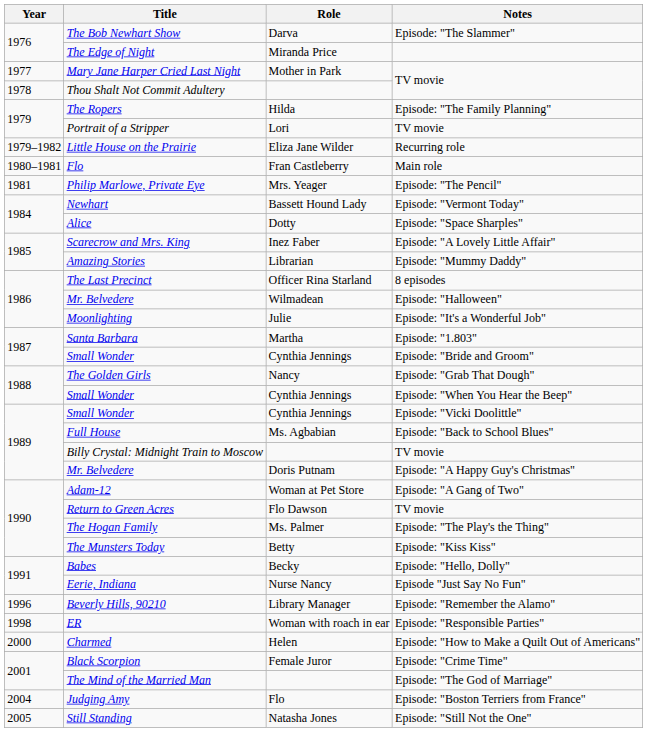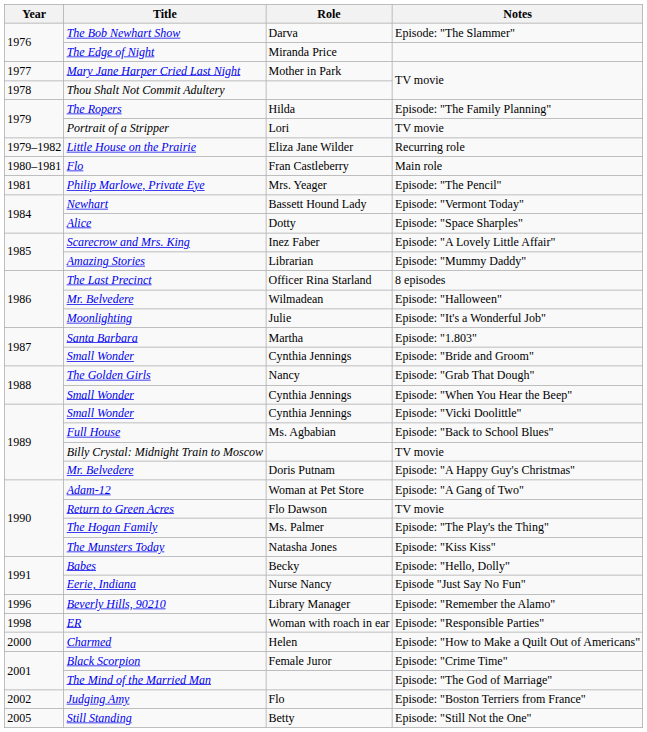(282, 546) Betty -> (303, 546) Natasha Jones
(19, 699) 2004 -> (19, 699) 2002
(303, 718) Natasha Jones -> (282, 718) Betty
